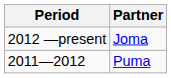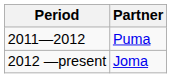rows swapped: (46, 61) <-> (57, 38)
